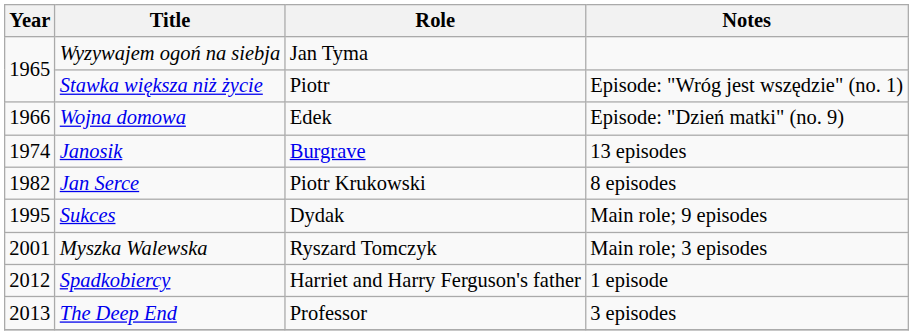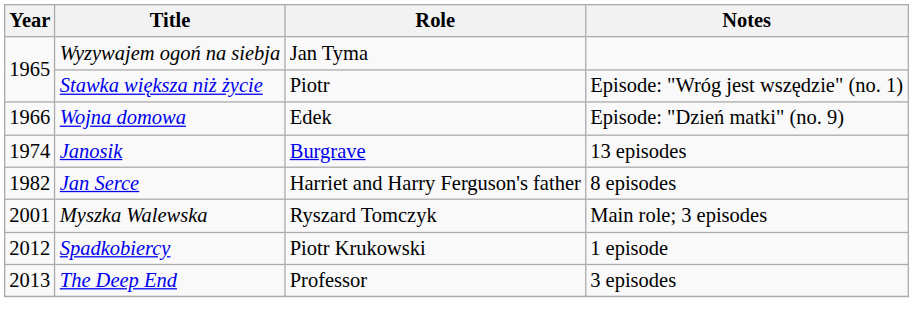(358, 183) Piotr Krukowski -> (435, 183) Harriet and Harry Ferguson's father
- row: (88, 215)
(435, 280) Harriet and Harry Ferguson's father -> (358, 248) Piotr Krukowski
